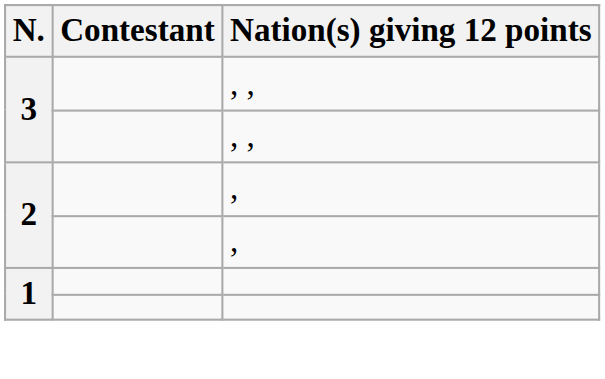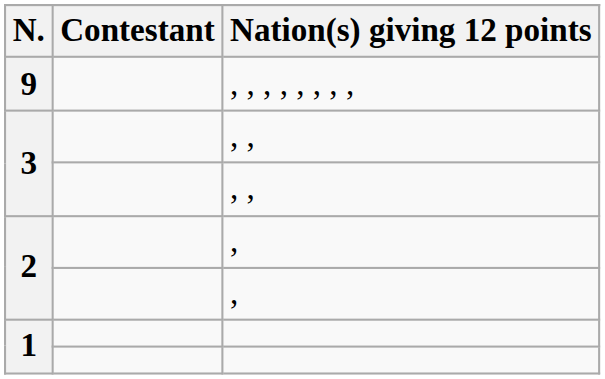+ row: (29, 83)
